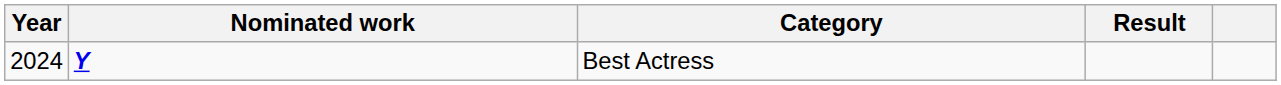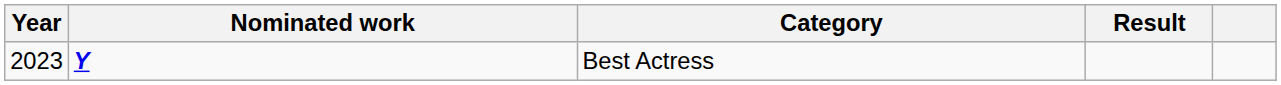(37, 60) 2024 -> (37, 60) 2023
